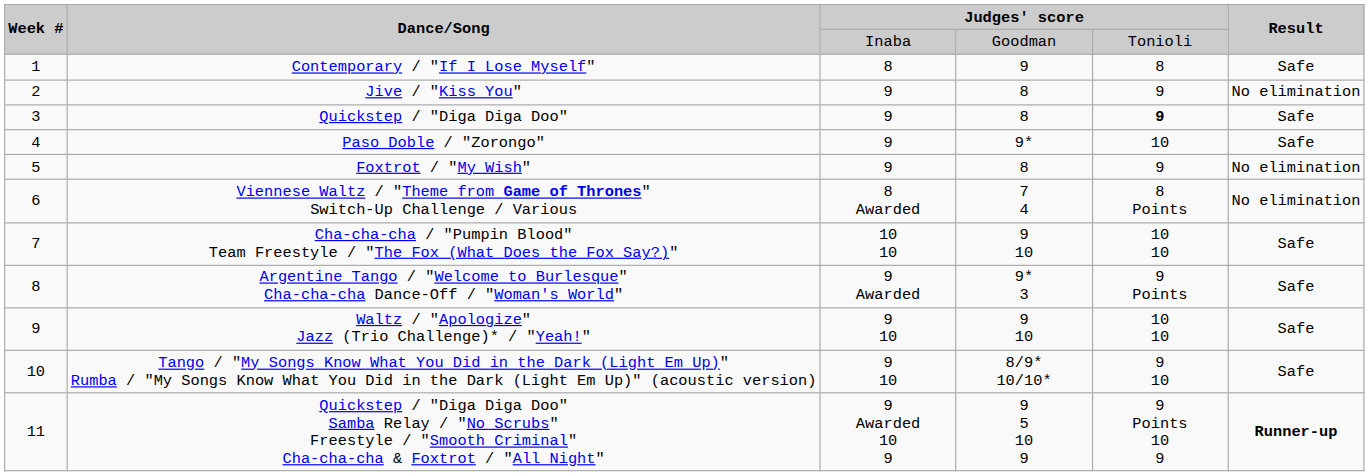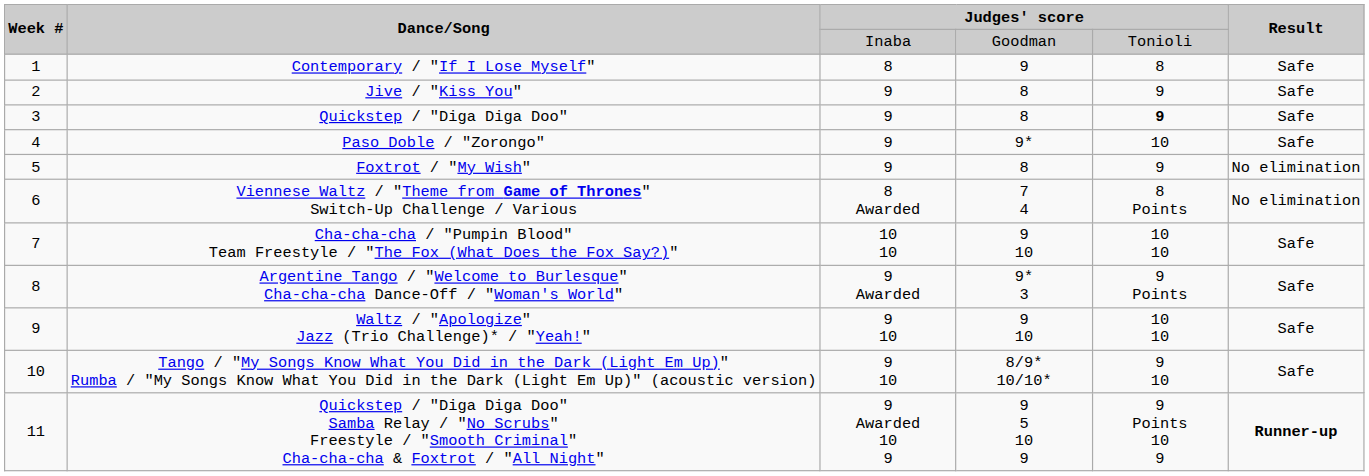(1296, 92) No elimination -> (1296, 92) Safe
